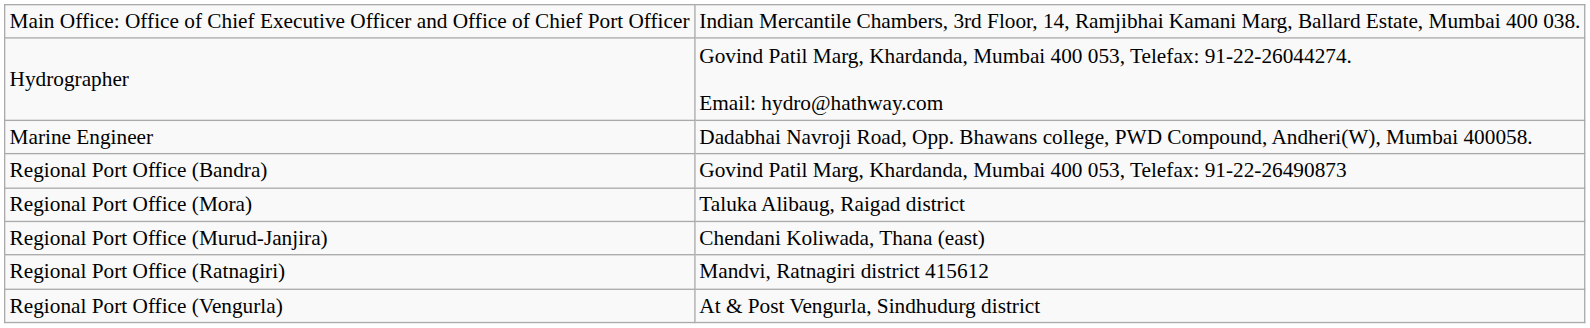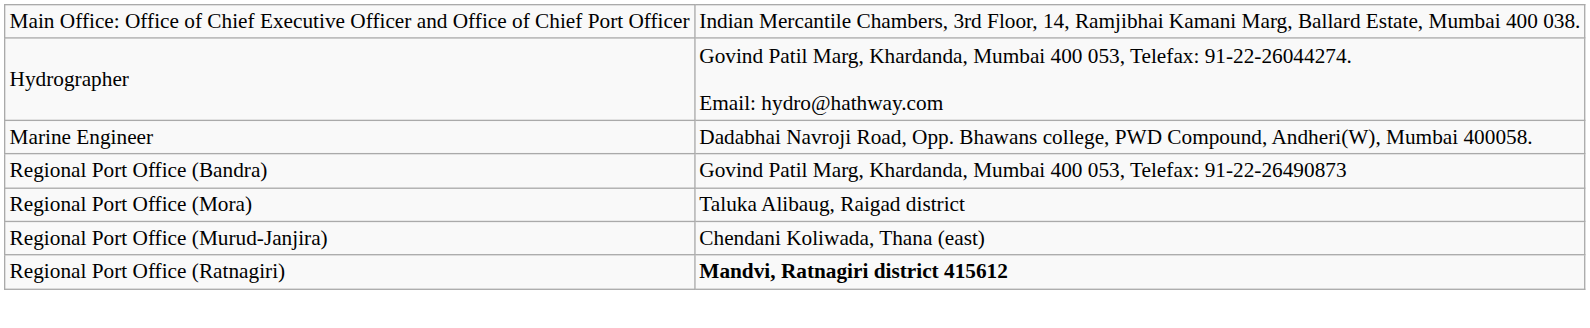(844, 271) normal -> (854, 271) bold
- row: (146, 305)
